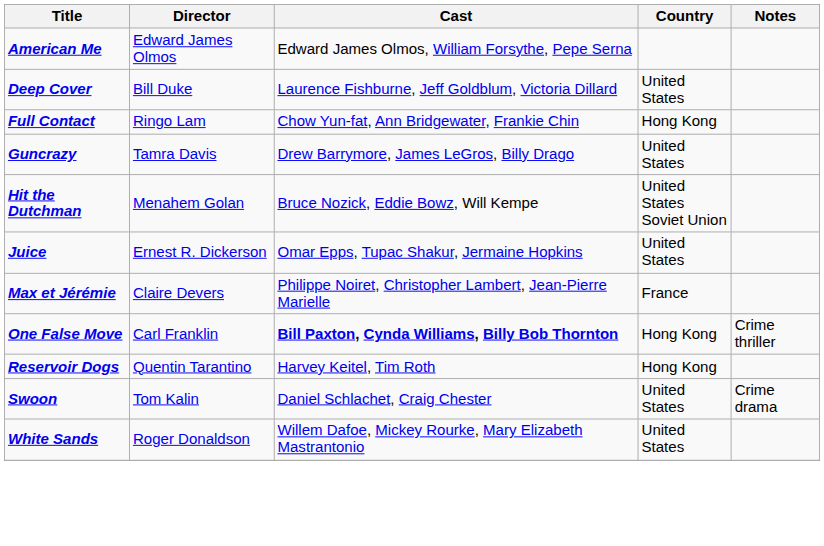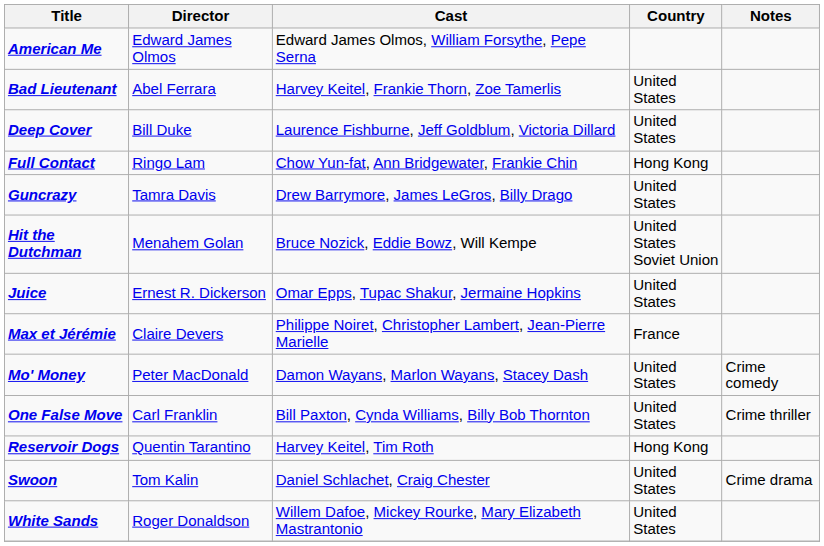+ row: (62, 89)
+ row: (46, 374)
(448, 334) bold -> (433, 415) normal
(679, 334) Hong Kong -> (655, 415) United States
